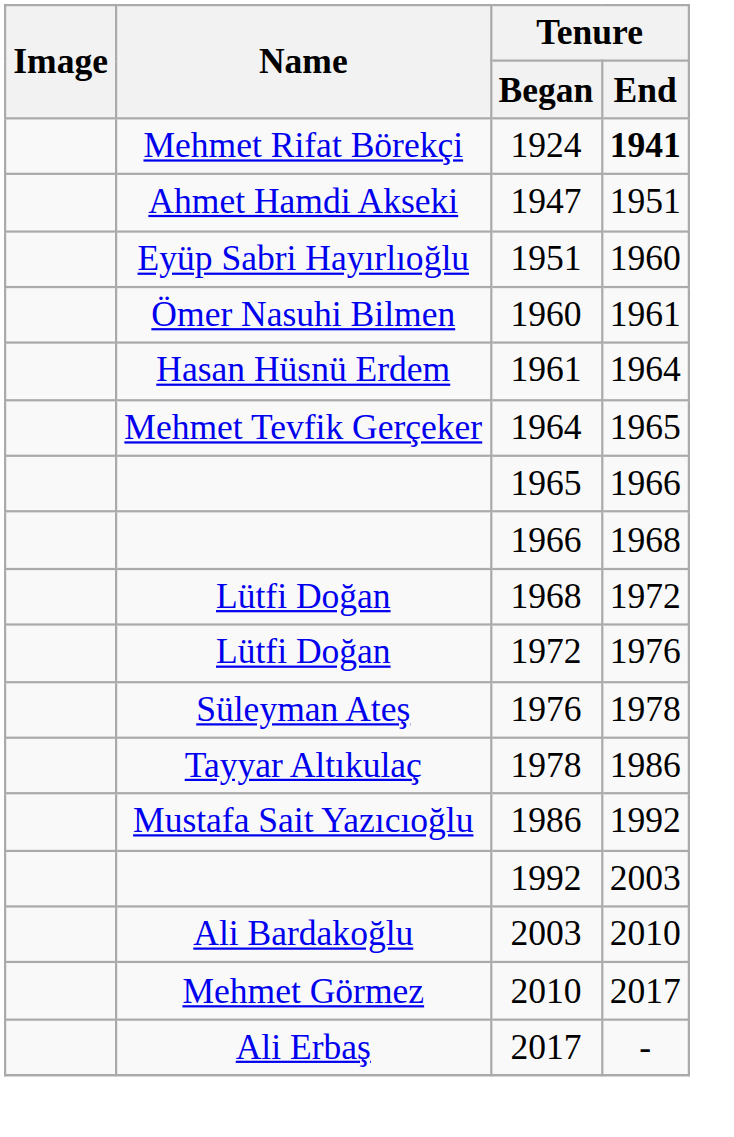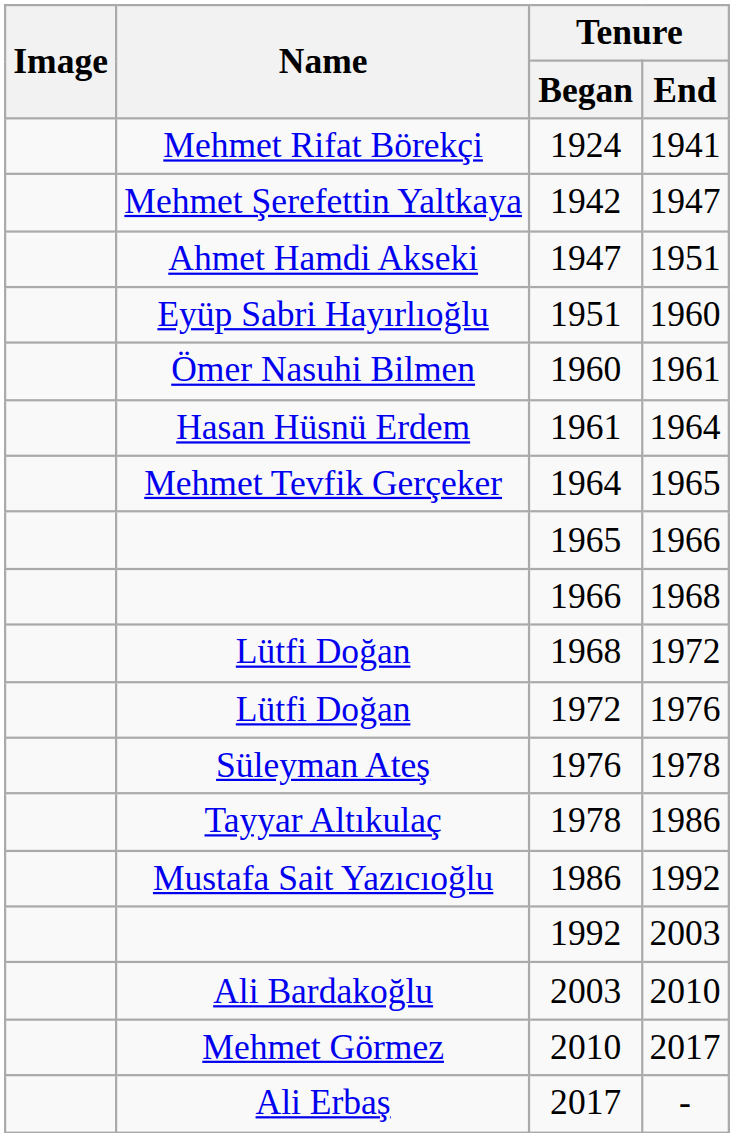(645, 145) bold -> (685, 145) normal
+ row: (586, 201)
